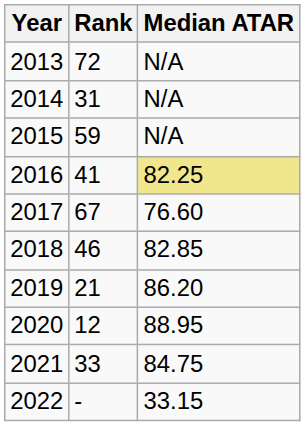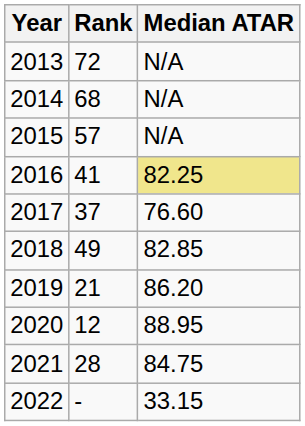(88, 99) 31 -> (88, 99) 68
(88, 136) 59 -> (88, 136) 57
(88, 212) 67 -> (88, 212) 37
(88, 250) 46 -> (88, 250) 49
(88, 363) 33 -> (88, 363) 28
